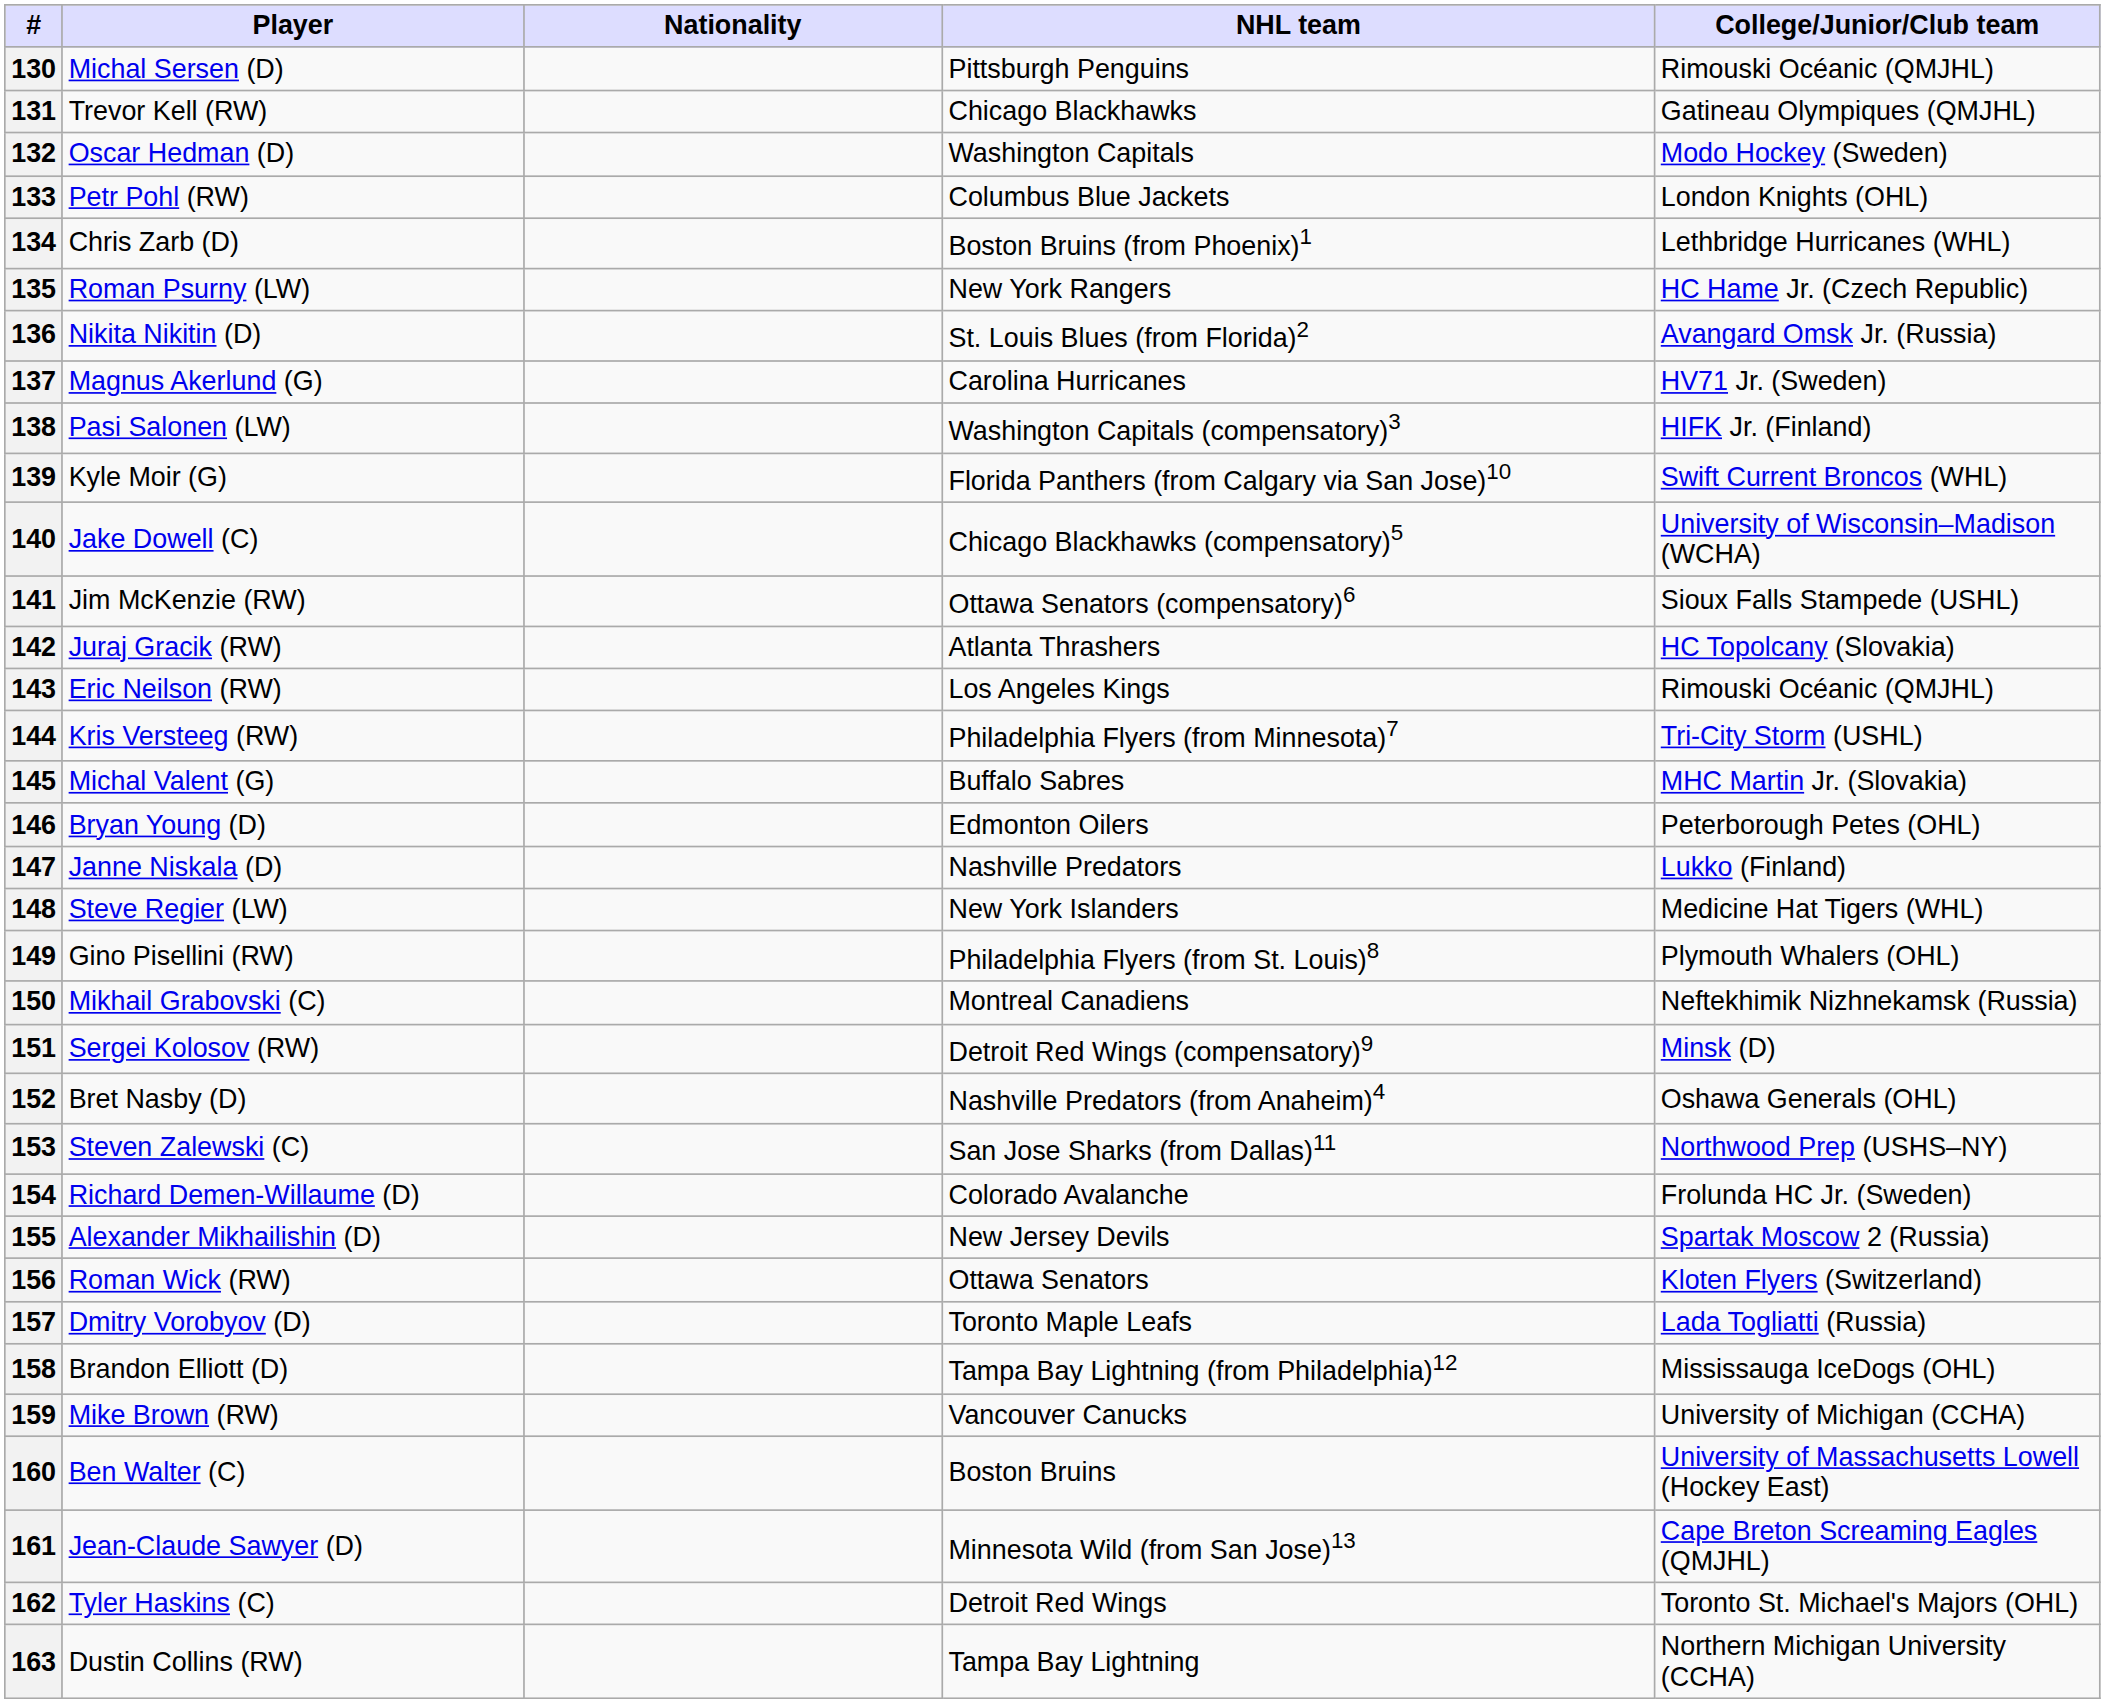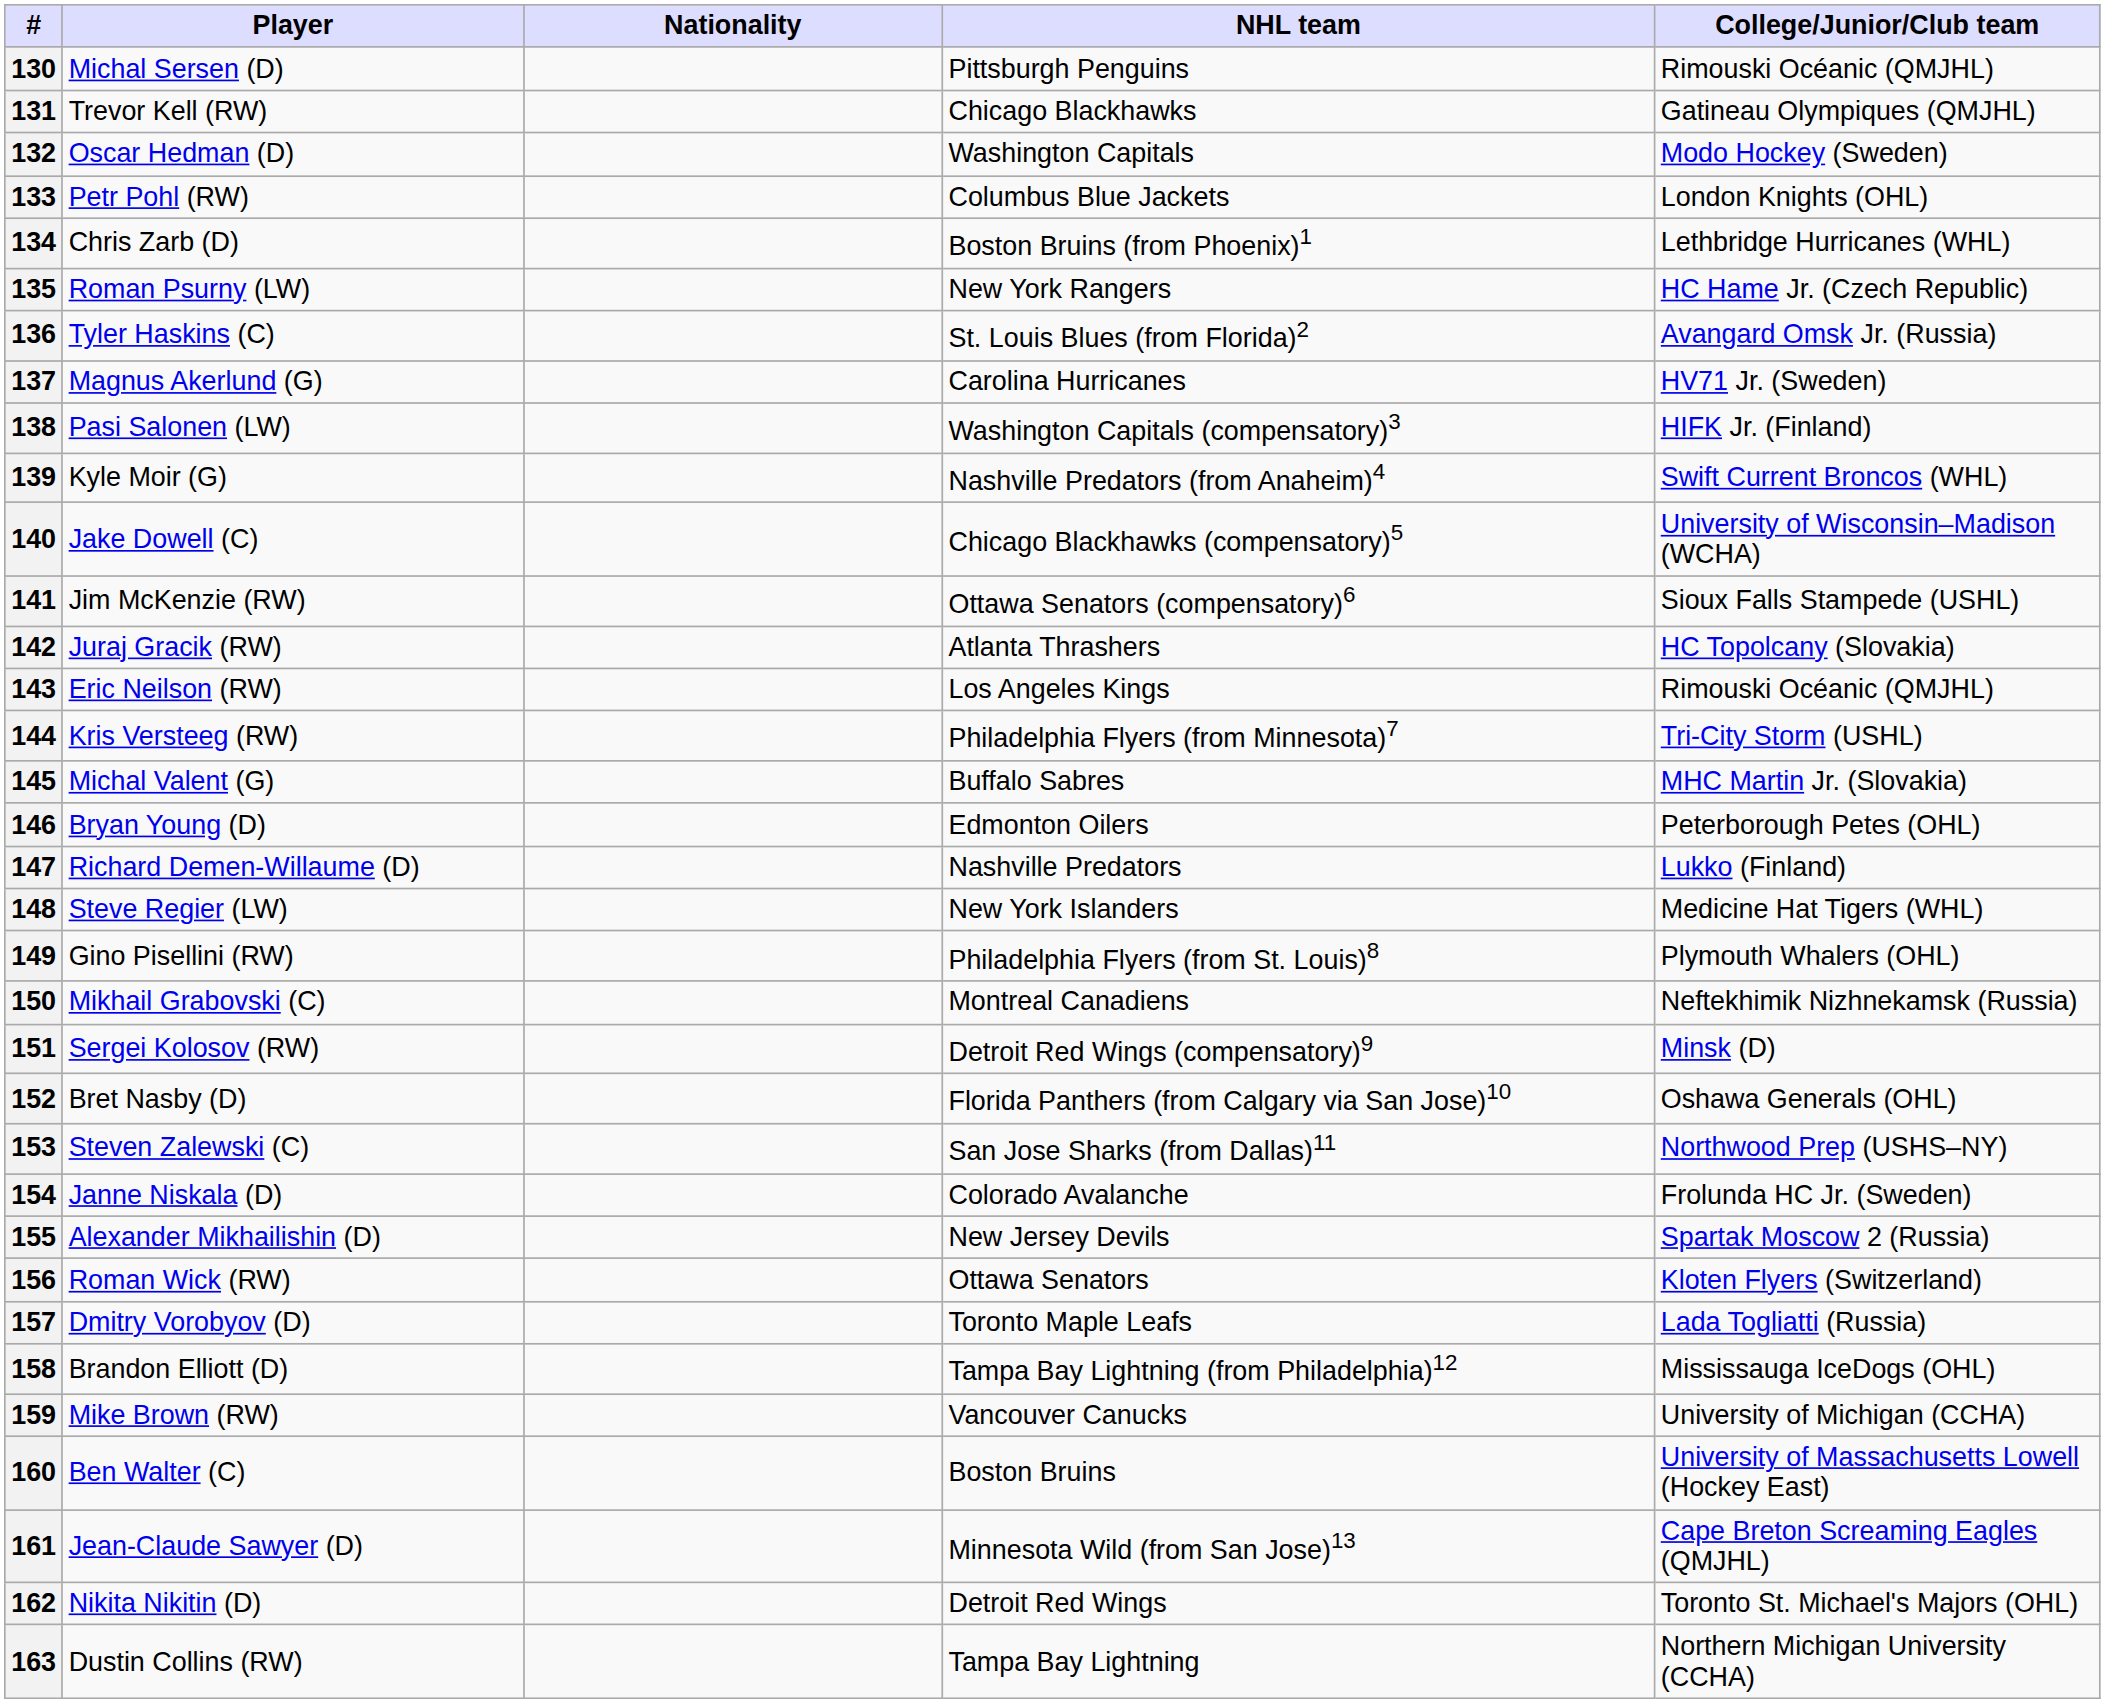(165, 335) Nikita Nikitin (D) -> (172, 335) Tyler Haskins (C)
(1230, 477) Florida Panthers (from Calgary via San Jose)10 -> (1167, 477) Nashville Predators (from Anaheim)4
(175, 867) Janne Niskala (D) -> (244, 867) Richard Demen-Willaume (D)
(1167, 1098) Nashville Predators (from Anaheim)4 -> (1230, 1098) Florida Panthers (from Calgary via San Jose)10
(244, 1194) Richard Demen-Willaume (D) -> (175, 1194) Janne Niskala (D)
(172, 1603) Tyler Haskins (C) -> (165, 1603) Nikita Nikitin (D)
